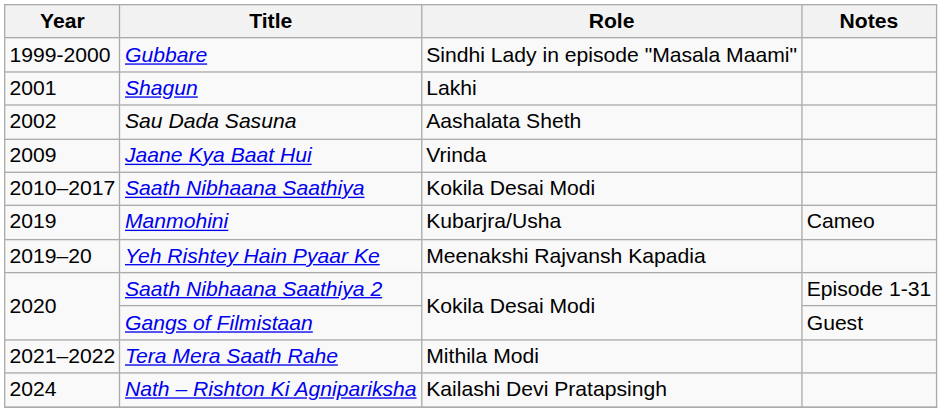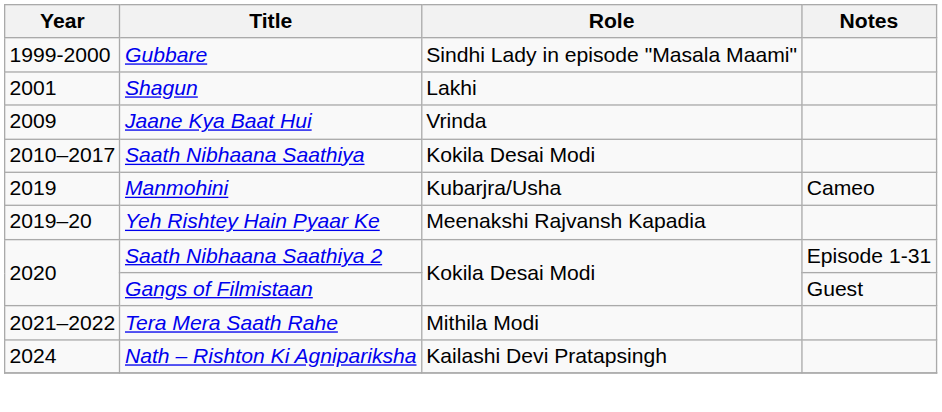- row: (211, 121)
